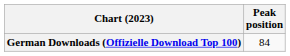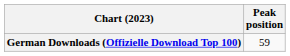(265, 42) 84 -> (265, 42) 59
